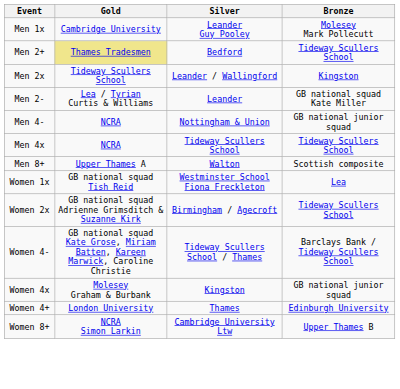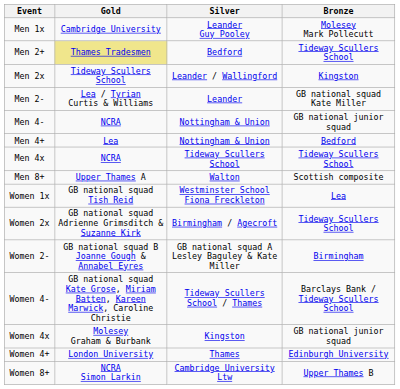+ row: (29, 140)
+ row: (29, 256)
